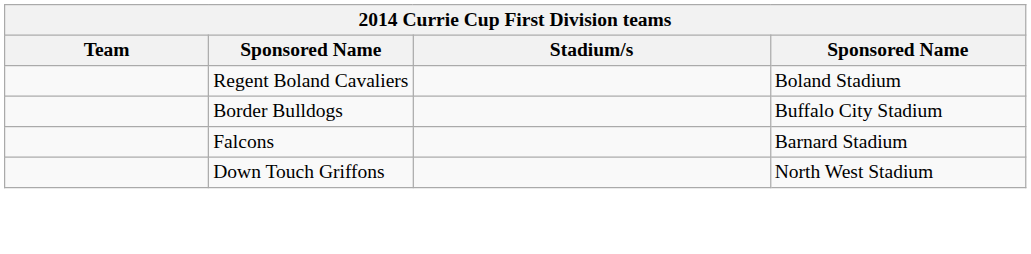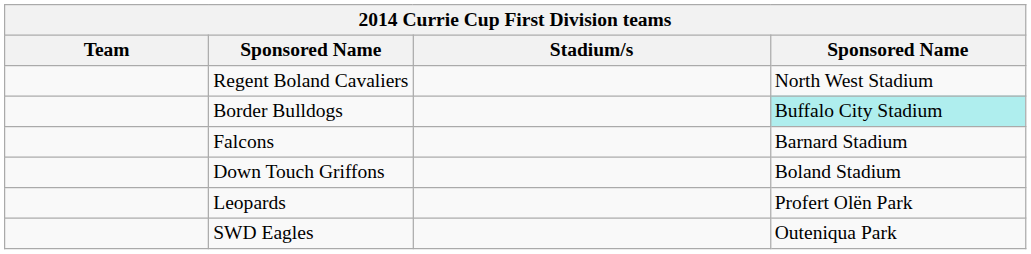(838, 80) Boland Stadium -> (854, 80) North West Stadium
(859, 111) no background -> (859, 111) paleturquoise background
(854, 172) North West Stadium -> (838, 172) Boland Stadium
+ row: (250, 202)
+ row: (263, 233)
